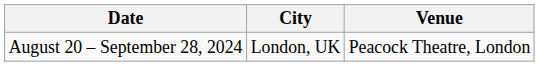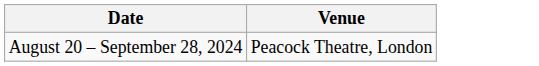- column: (296, 18)
